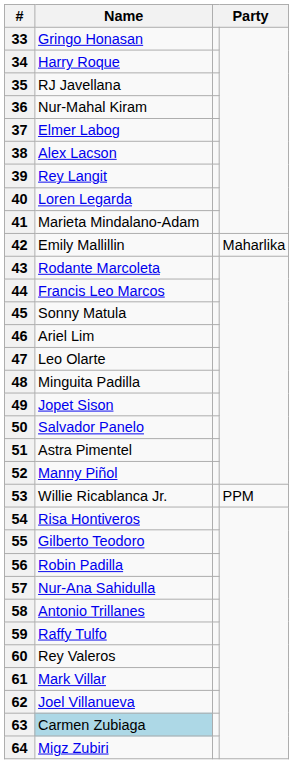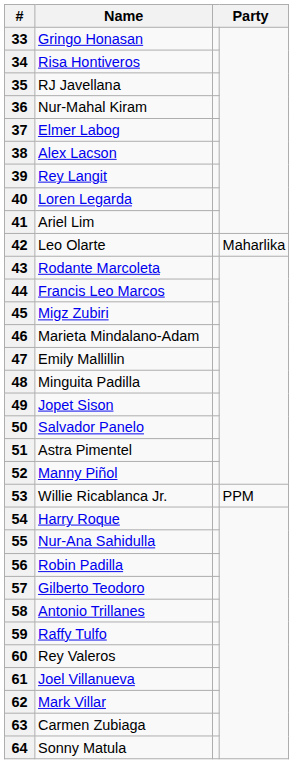(79, 62) Harry Roque -> (89, 62) Risa Hontiveros
(119, 222) Marieta Mindalano-Adam -> (66, 222) Ariel Lim
(81, 245) Emily Mallillin -> (72, 245) Leo Olarte
(82, 313) Sonny Matula -> (73, 313) Migz Zubiri
(66, 336) Ariel Lim -> (119, 336) Marieta Mindalano-Adam
(72, 359) Leo Olarte -> (81, 359) Emily Mallillin
(89, 519) Risa Hontiveros -> (79, 519) Harry Roque
(91, 542) Gilberto Teodoro -> (97, 542) Nur-Ana Sahidulla
(97, 588) Nur-Ana Sahidulla -> (91, 588) Gilberto Teodoro
(72, 679) Mark Villar -> (86, 679) Joel Villanueva
(86, 702) Joel Villanueva -> (72, 702) Mark Villar
(92, 725) lightblue background -> (92, 725) no background
(73, 748) Migz Zubiri -> (82, 748) Sonny Matula
